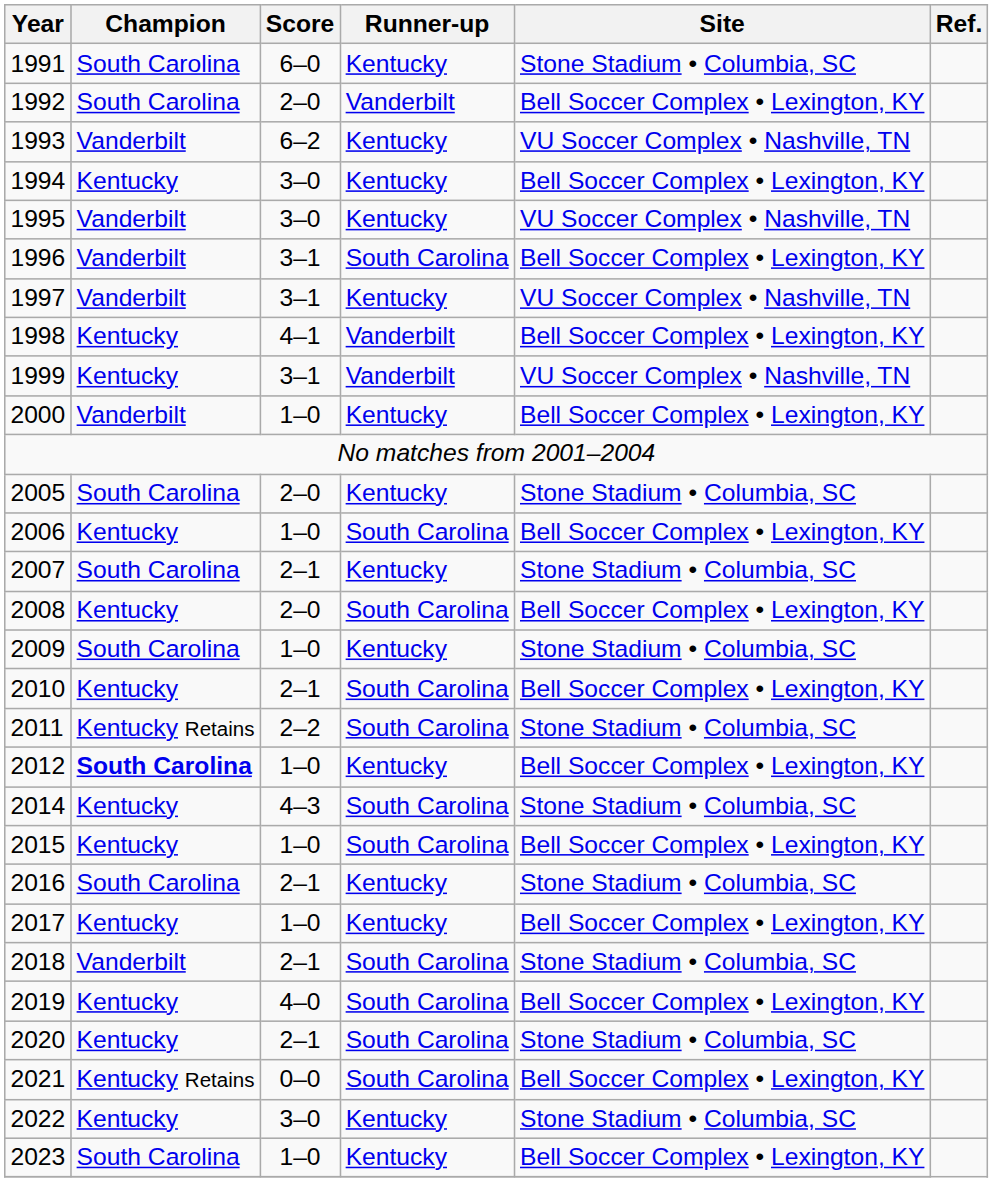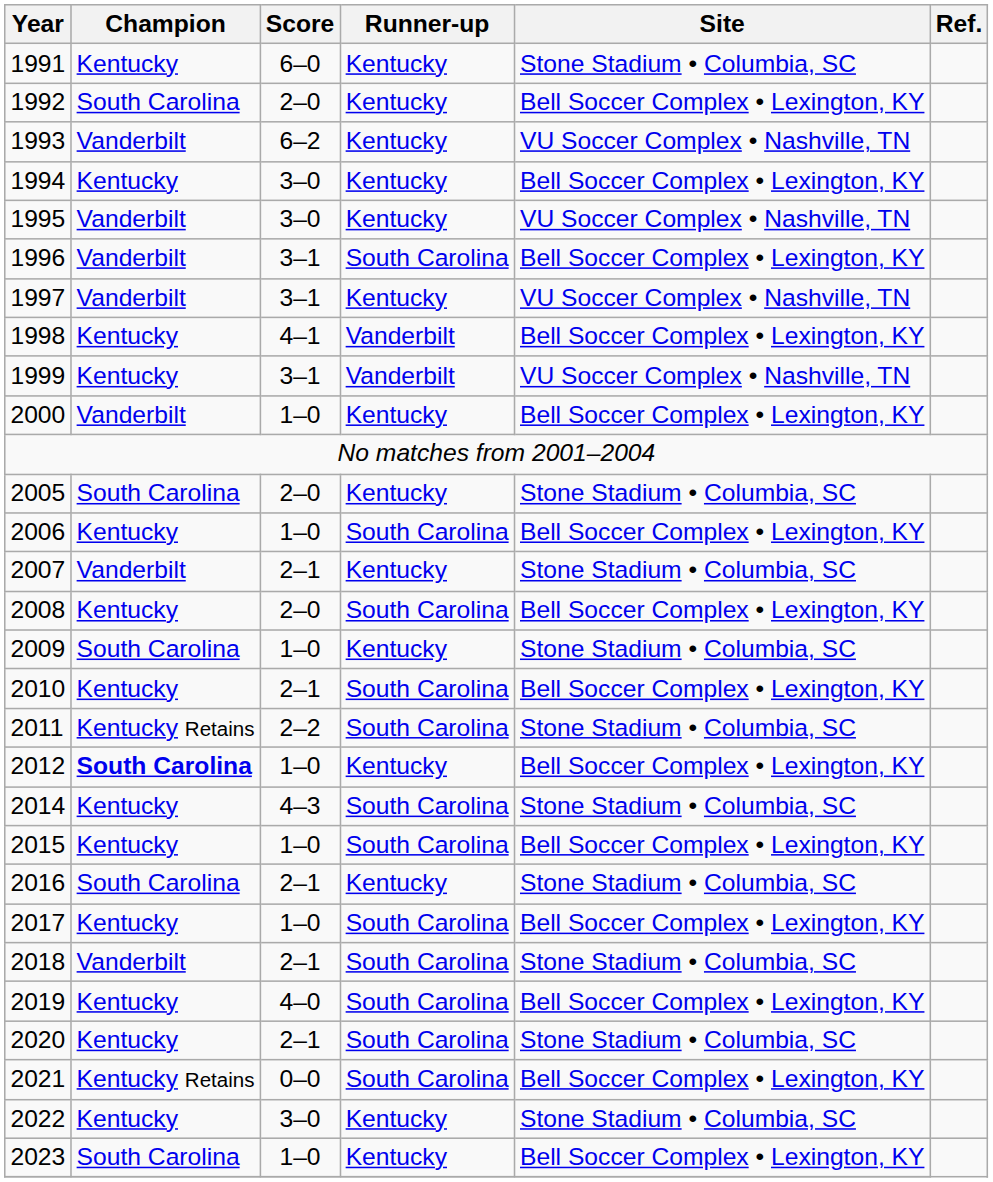(158, 63) South Carolina -> (127, 63) Kentucky
(400, 102) Vanderbilt -> (396, 102) Kentucky
(158, 571) South Carolina -> (131, 571) Vanderbilt
(396, 922) Kentucky -> (427, 922) South Carolina
